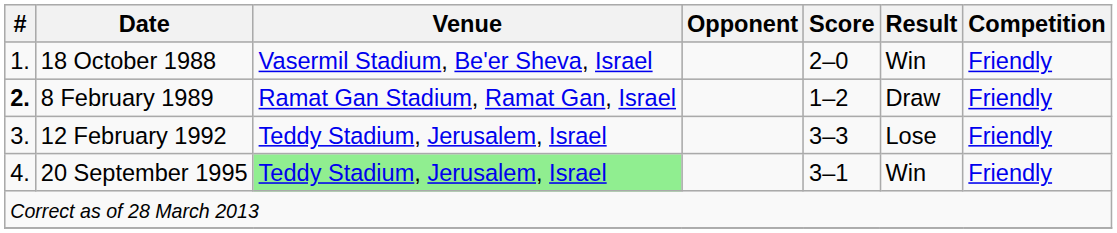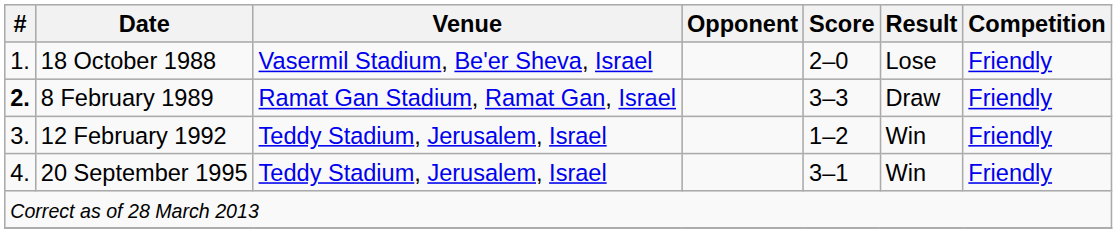(906, 61) Win -> (911, 61) Lose
(829, 98) 1–2 -> (829, 98) 3–3
(829, 136) 3–3 -> (829, 136) 1–2
(911, 136) Lose -> (906, 136) Win
(433, 173) lightgreen background -> (433, 173) no background
